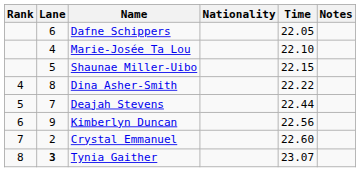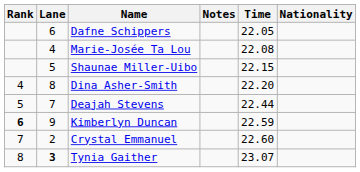columns swapped: (239, 13) <-> (336, 13)
(298, 49) 22.10 -> (258, 49) 22.08
(298, 85) 22.22 -> (258, 85) 22.20
(20, 121) normal -> (20, 121) bold
(298, 121) 22.56 -> (258, 121) 22.59
